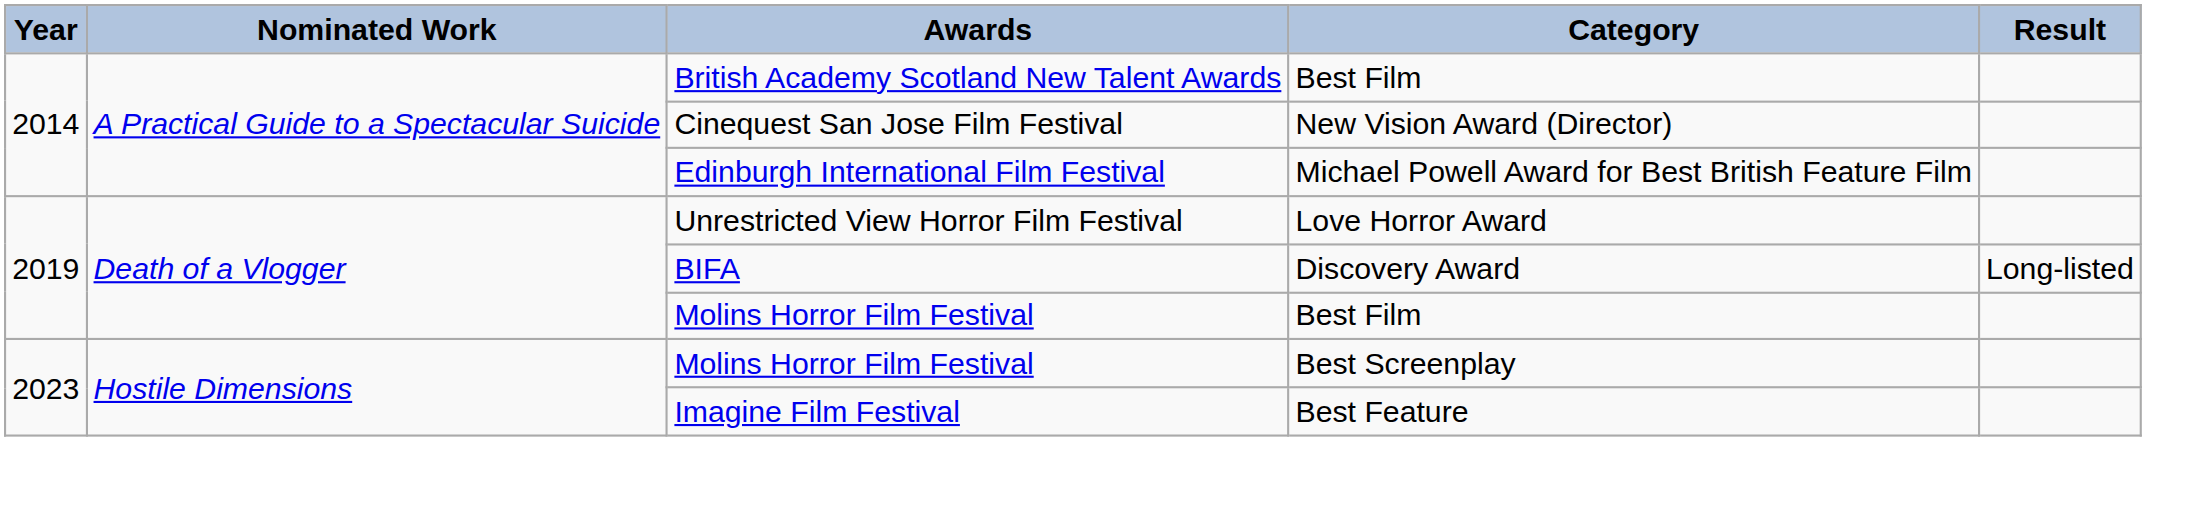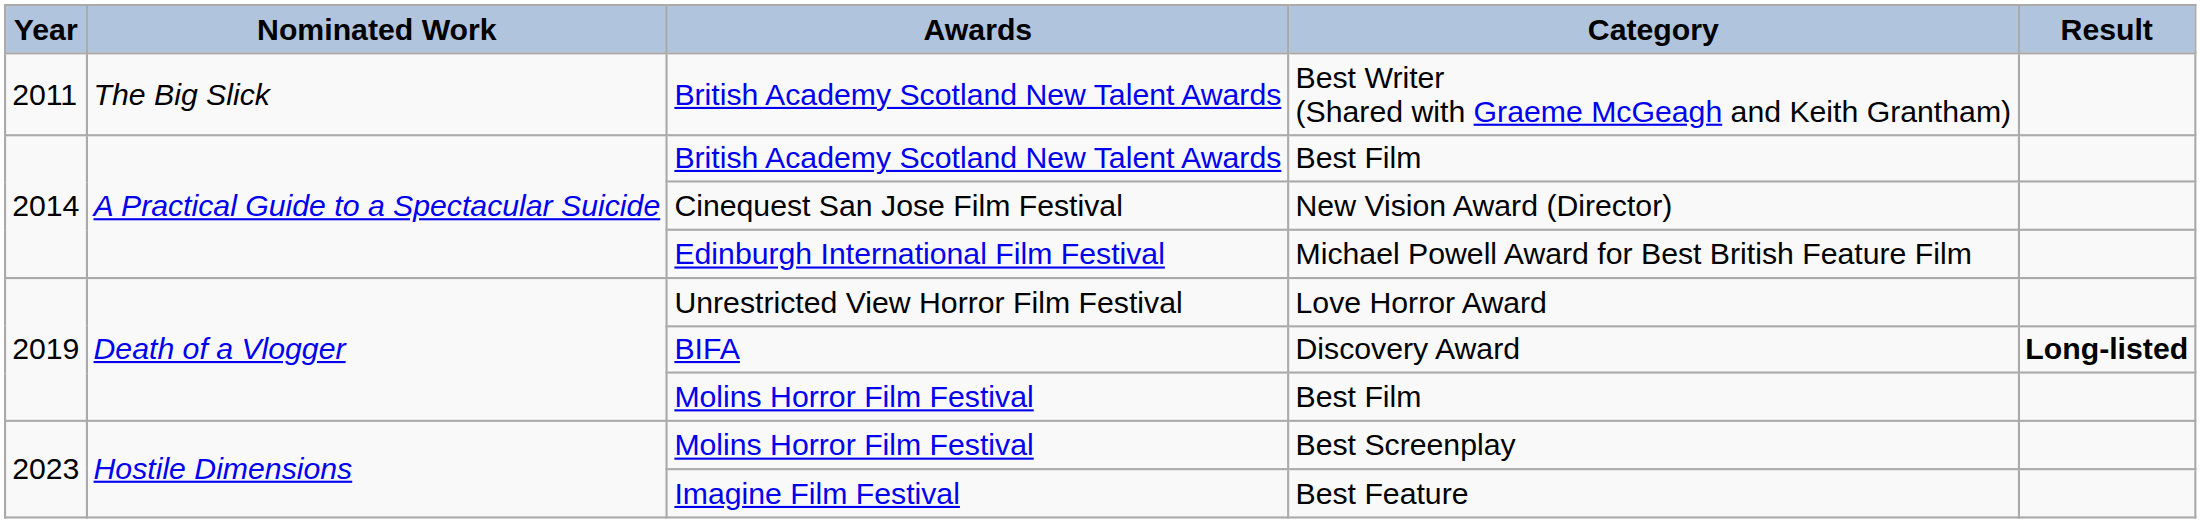+ row: (978, 94)
(2060, 268) normal -> (2107, 350) bold
